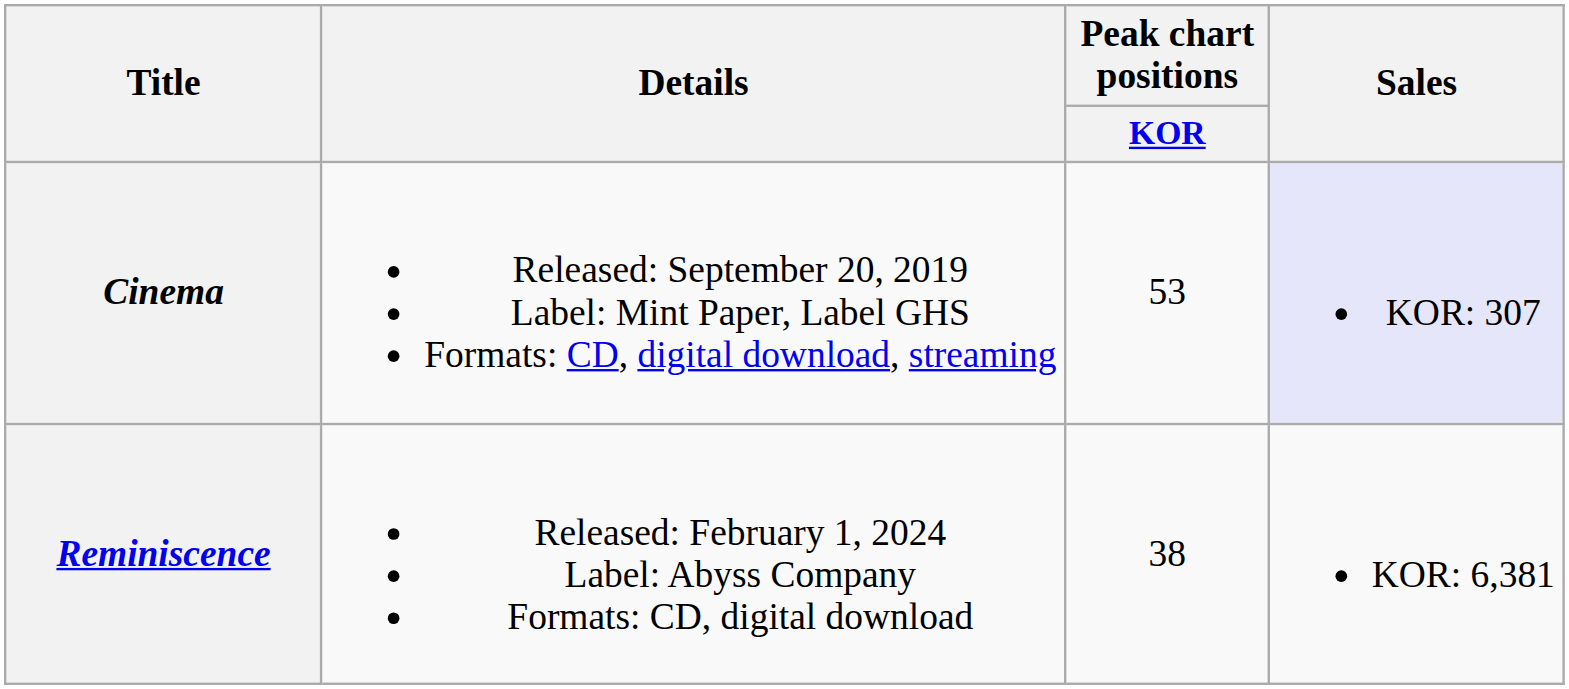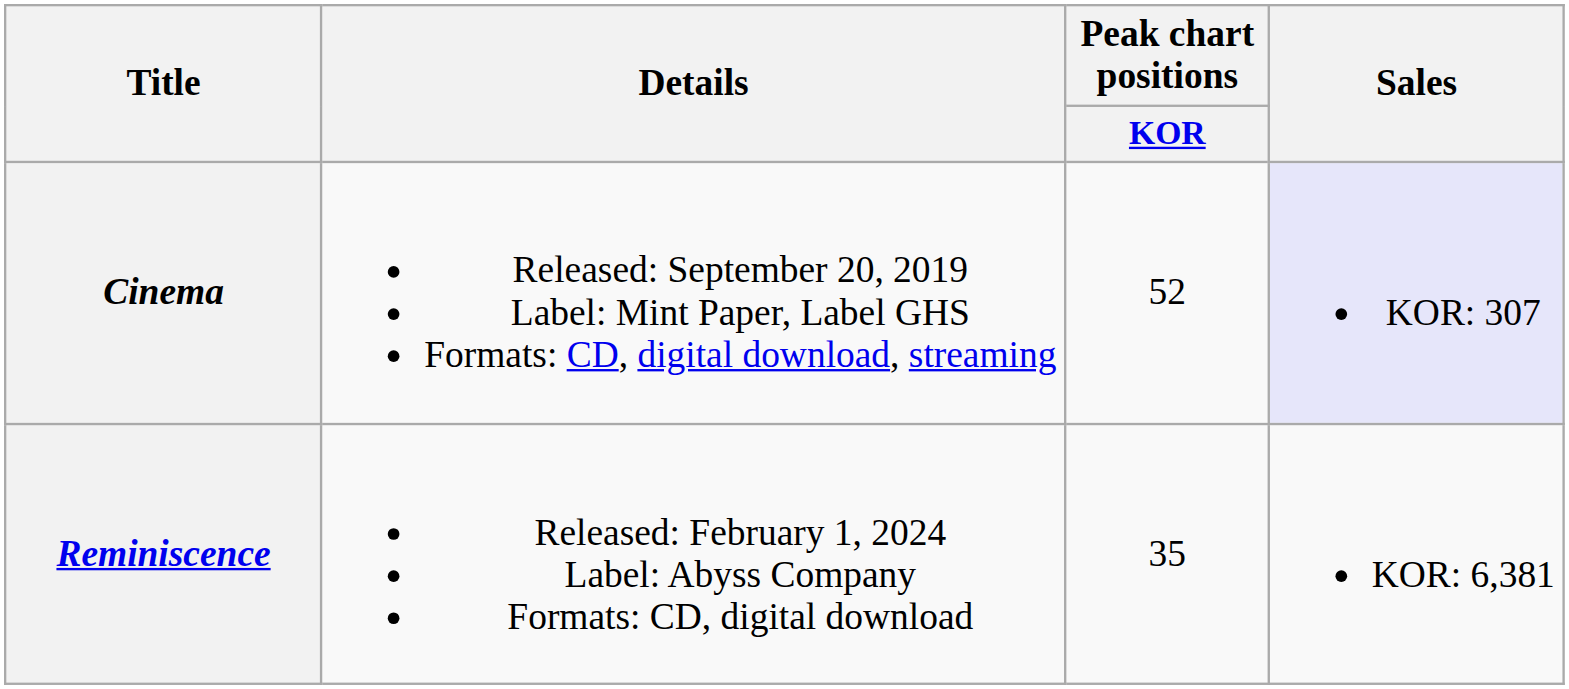(1167, 291) 53 -> (1167, 291) 52
(1167, 552) 38 -> (1167, 552) 35
